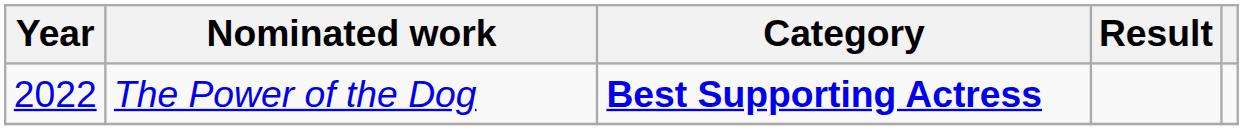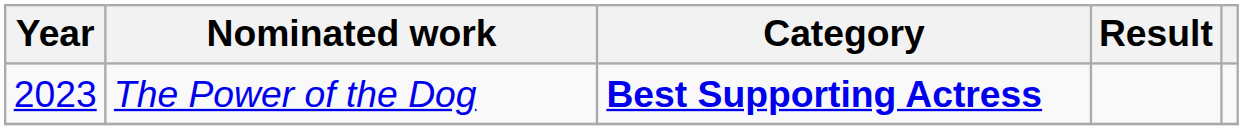(55, 93) 2022 -> (55, 93) 2023
